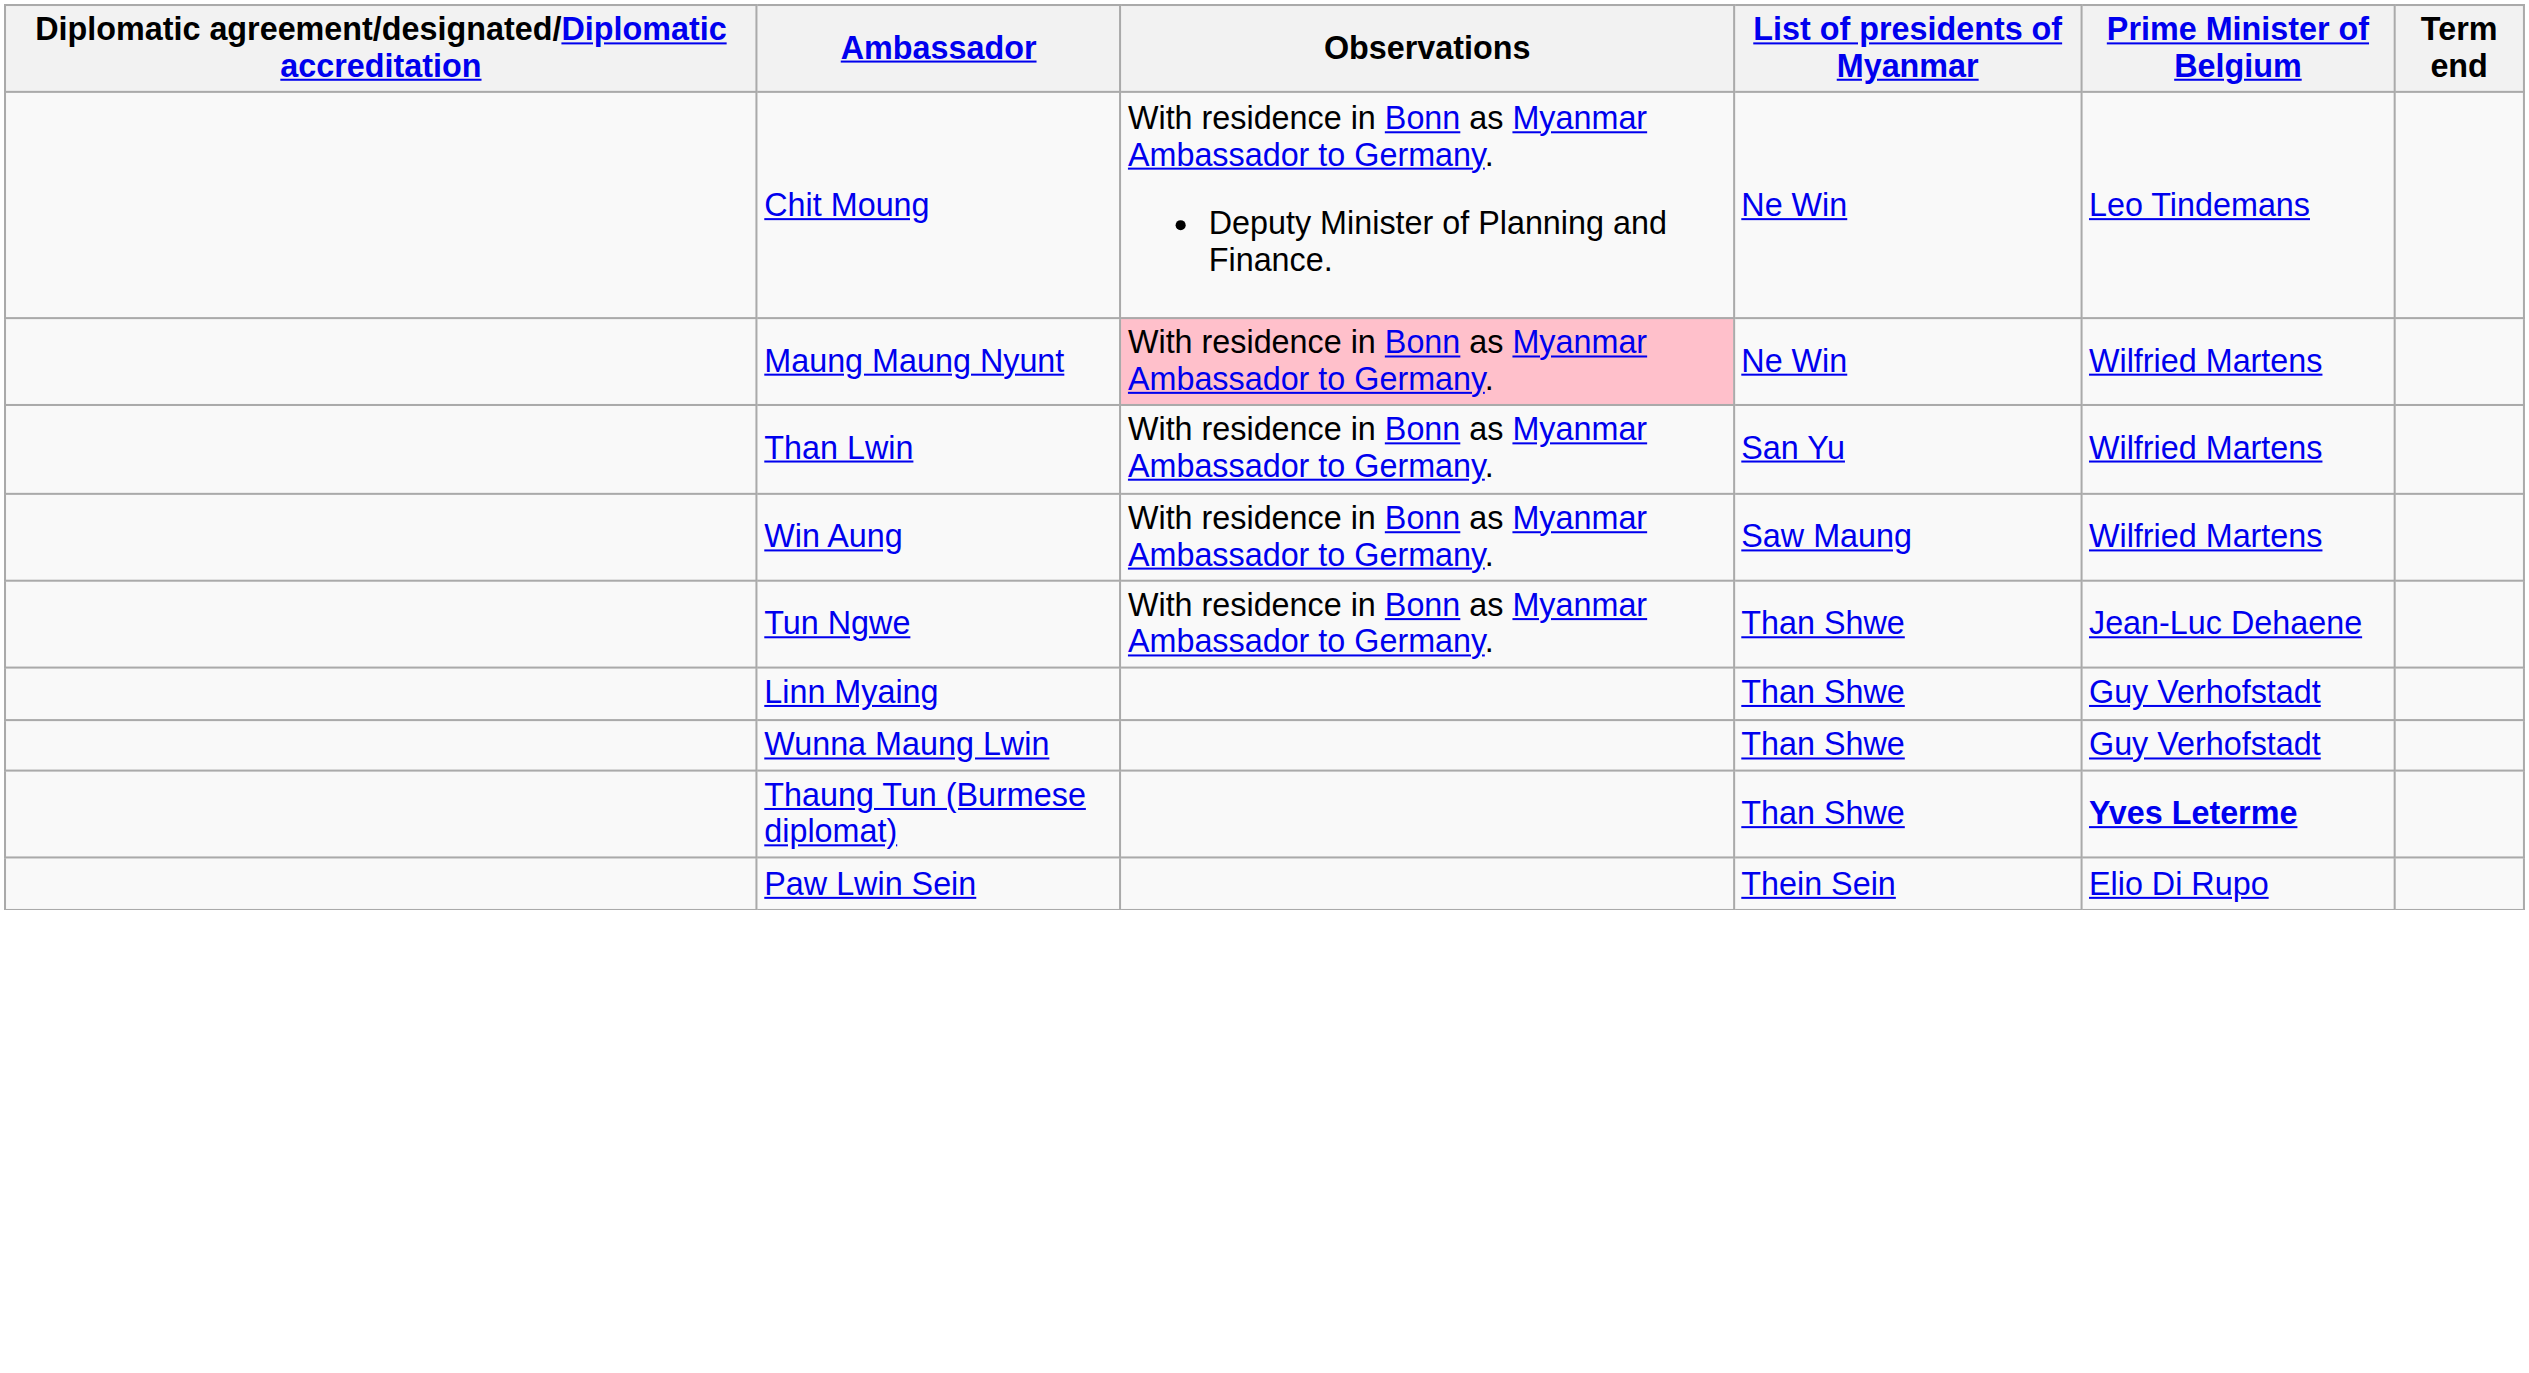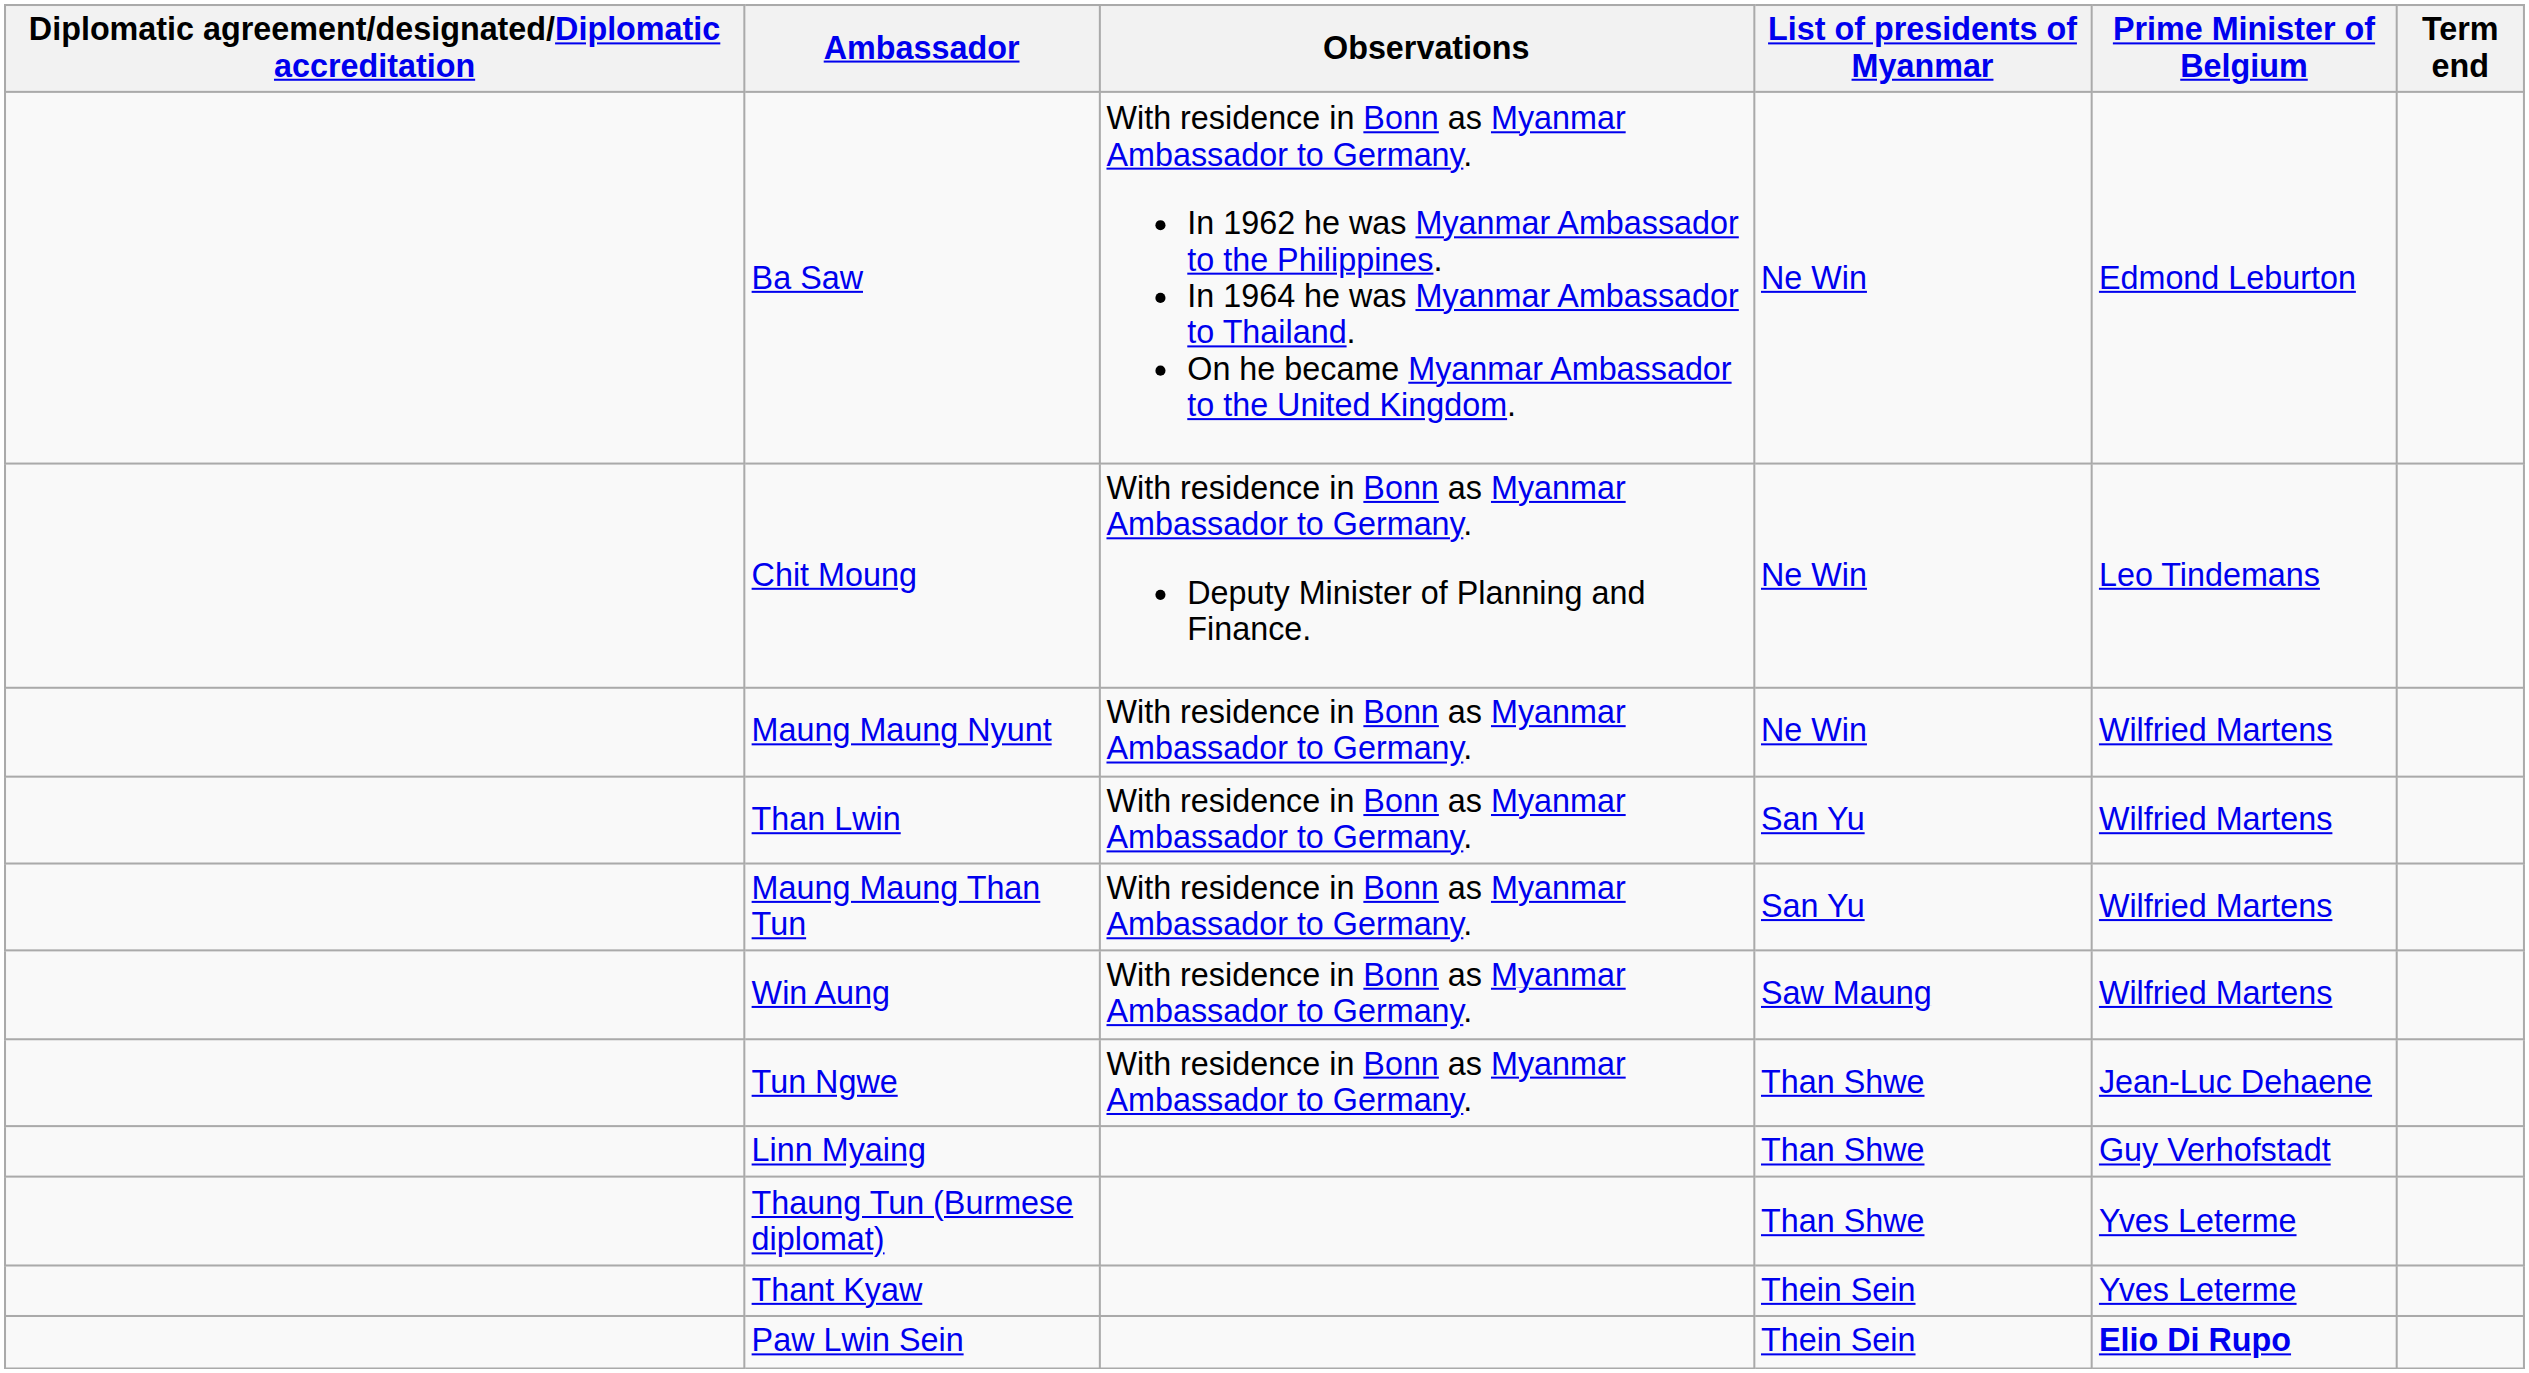+ row: (807, 277)
(1388, 360) pink background -> (1366, 731) no background
+ row: (896, 906)
- row: (907, 744)
(2193, 813) bold -> (2198, 1220) normal
+ row: (837, 1290)
(2179, 883) normal -> (2195, 1341) bold
